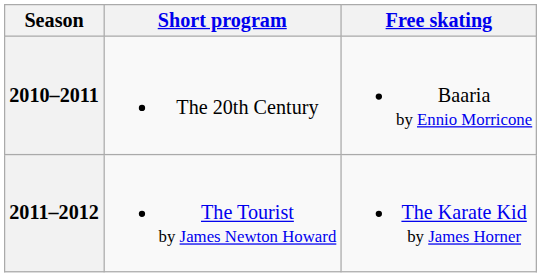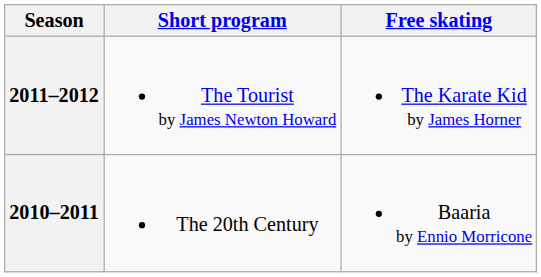rows swapped: (54, 212) <-> (54, 95)
